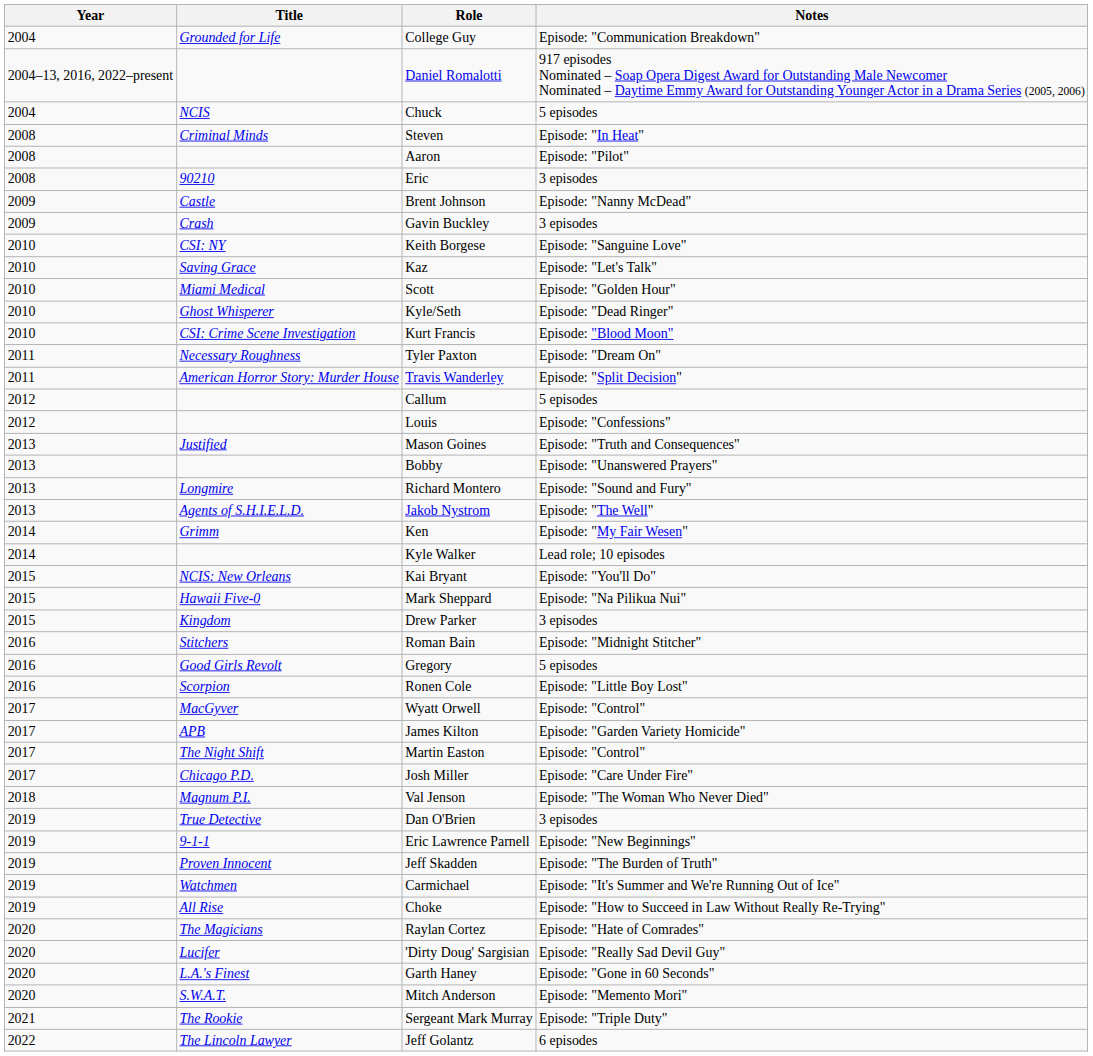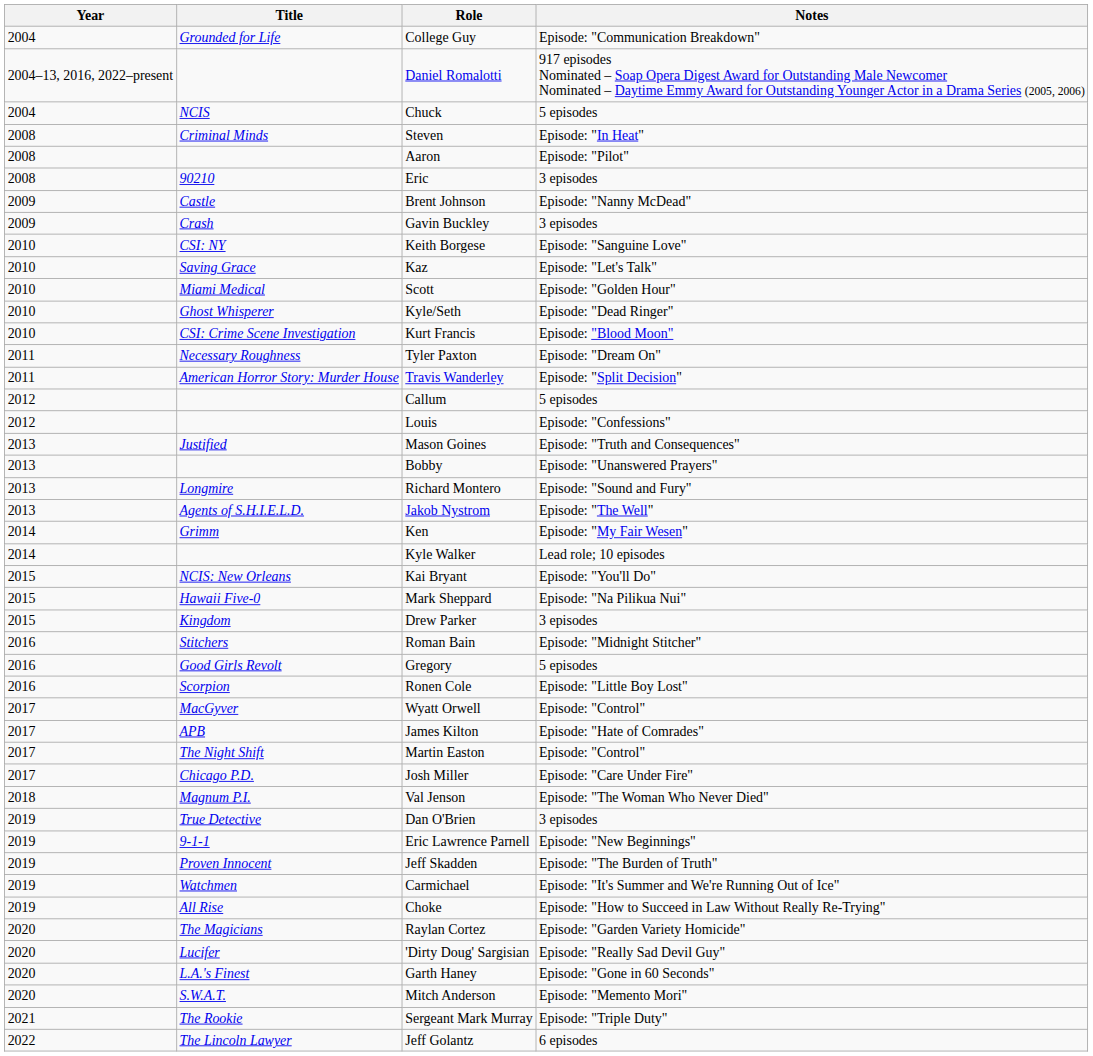(642, 731) Episode: "Garden Variety Homicide" -> (621, 731) Episode: "Hate of Comrades"
(621, 929) Episode: "Hate of Comrades" -> (642, 929) Episode: "Garden Variety Homicide"
